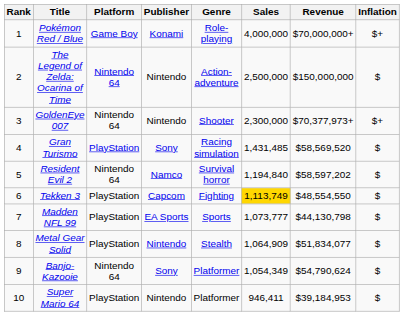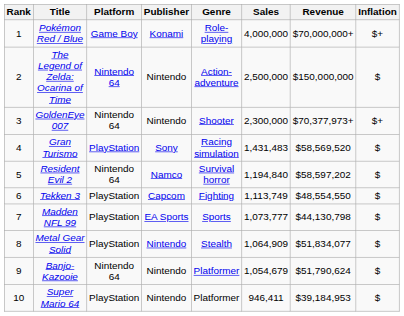(266, 147) 1,431,485 -> (266, 147) 1,431,483
(266, 196) gold background -> (266, 196) no background
(166, 271) Sony -> (166, 271) Nintendo
(266, 271) 1,054,349 -> (266, 271) 1,054,679
(323, 271) $54,790,624 -> (323, 271) $51,790,624
